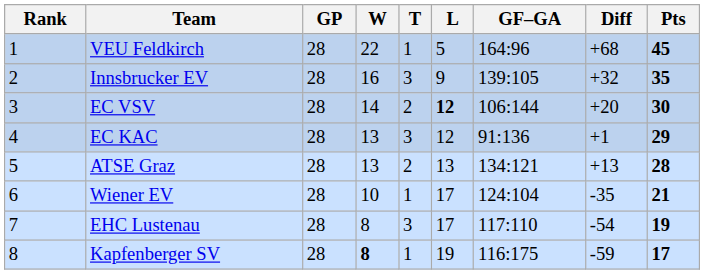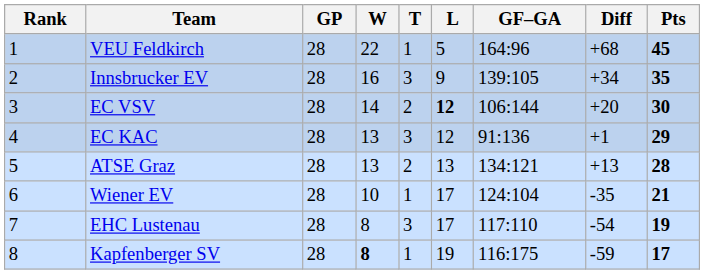(604, 78) +32 -> (604, 78) +34
